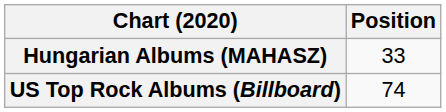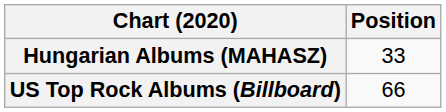(393, 90) 74 -> (393, 90) 66
